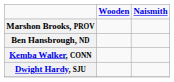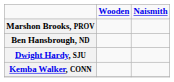rows swapped: (50, 70) <-> (50, 55)
